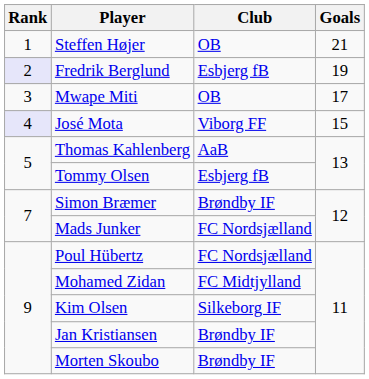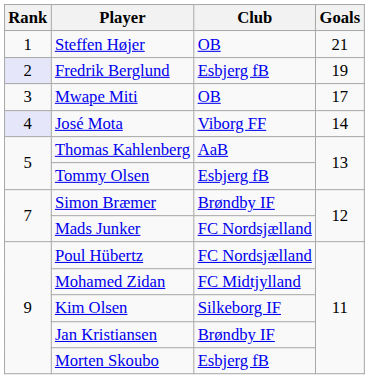(340, 123) 15 -> (340, 123) 14
(236, 360) Brøndby IF -> (233, 360) Esbjerg fB
